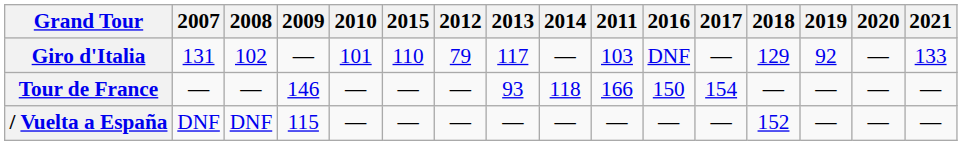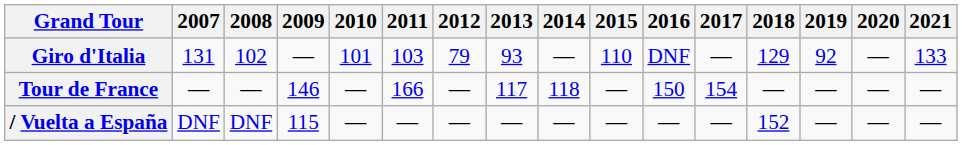columns swapped: (617, 21) <-> (408, 21)
(513, 55) 117 -> (512, 55) 93
(513, 88) 93 -> (512, 88) 117
